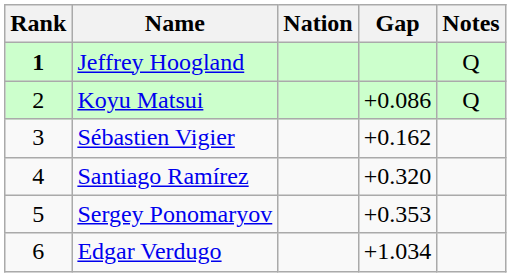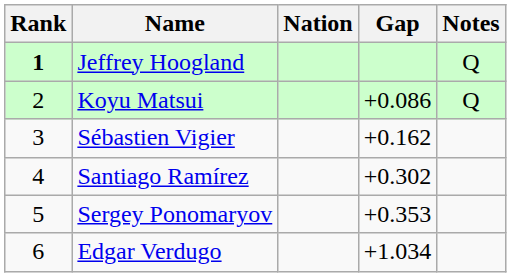(398, 175) +0.320 -> (398, 175) +0.302
